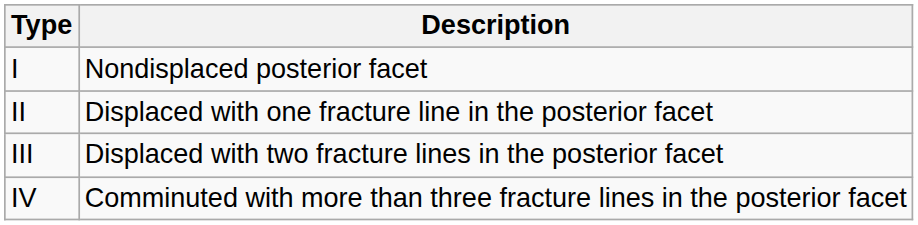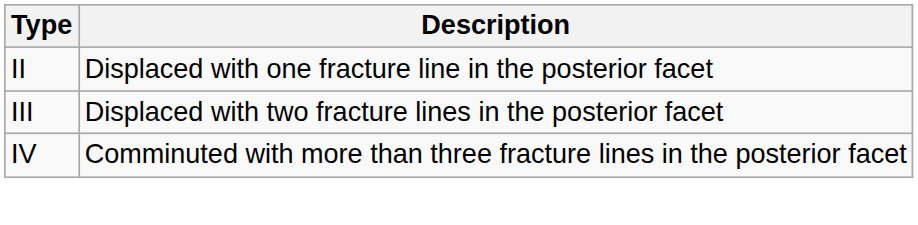- row: (15, 68)
